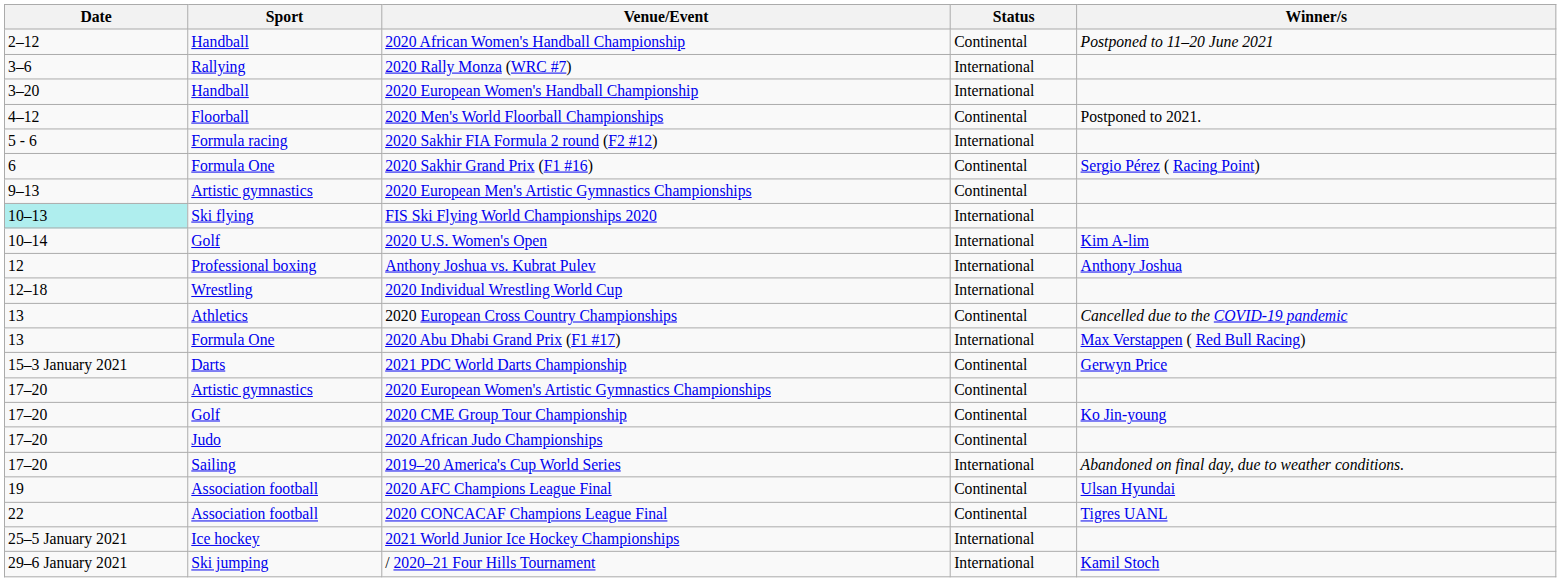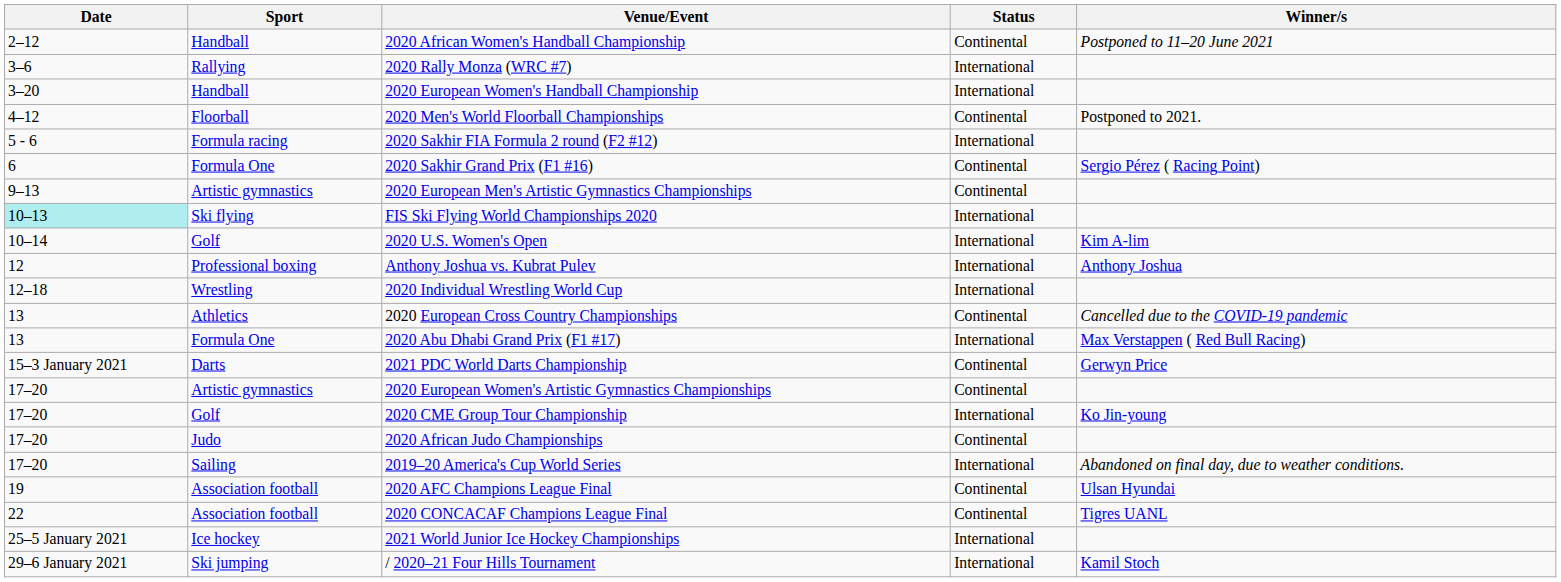(991, 414) Continental -> (994, 414) International
